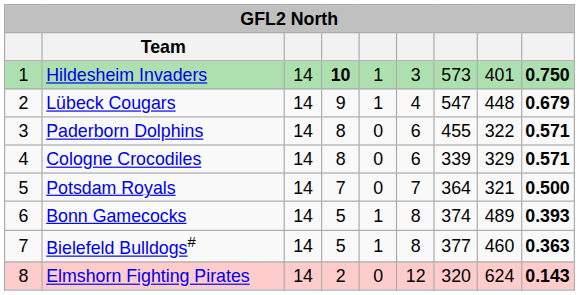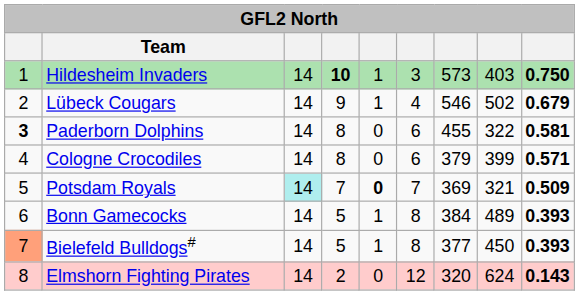(499, 75) 401 -> (499, 75) 403
(456, 103) 547 -> (456, 103) 546
(499, 103) 448 -> (499, 103) 502
(23, 131) normal -> (23, 131) bold
(548, 131) 0.571 -> (548, 131) 0.581
(456, 160) 339 -> (456, 160) 379
(499, 160) 329 -> (499, 160) 399
(303, 188) no background -> (303, 188) paleturquoise background
(378, 188) normal -> (378, 188) bold
(456, 188) 364 -> (456, 188) 369
(548, 188) 0.500 -> (548, 188) 0.509
(456, 216) 374 -> (456, 216) 384
(23, 246) no background -> (23, 246) lightsalmon background
(499, 246) 460 -> (499, 246) 450
(548, 246) 0.363 -> (548, 246) 0.393
